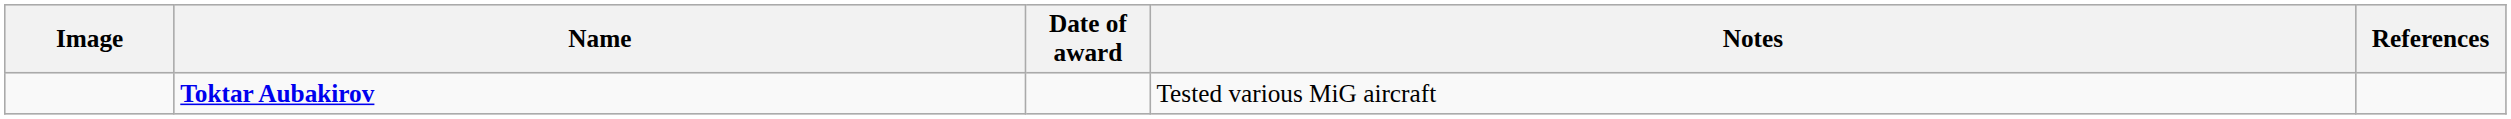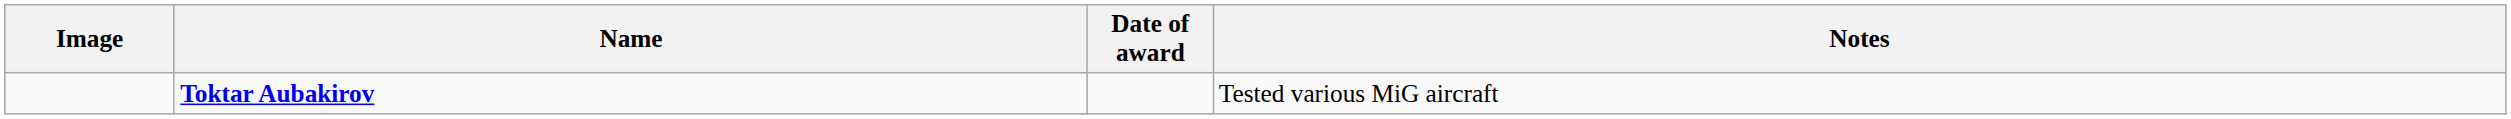- column: (2431, 38)
